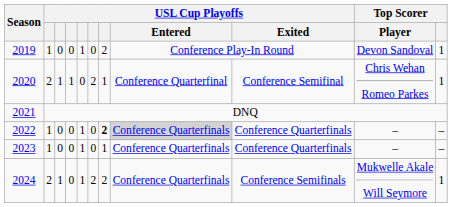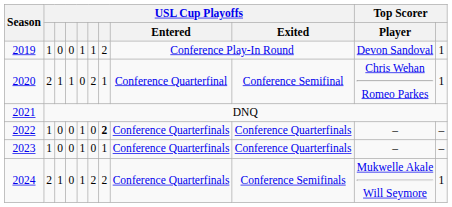(93, 50) 0 -> (93, 50) 1
(171, 130) lightgrey background -> (171, 130) no background
